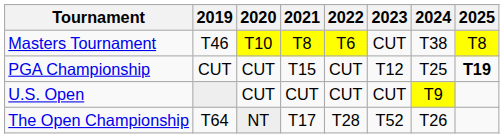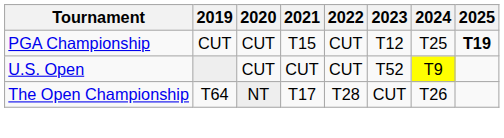- row: (82, 43)
(390, 95) CUT -> (390, 69) T52
(390, 121) T52 -> (390, 95) CUT
